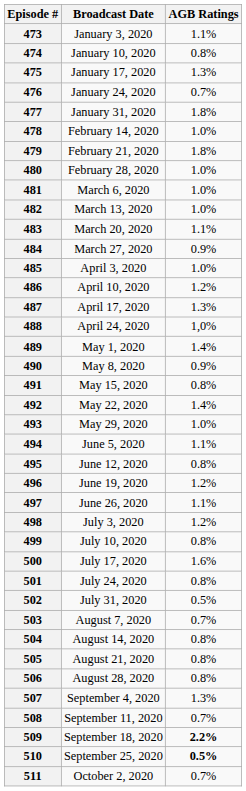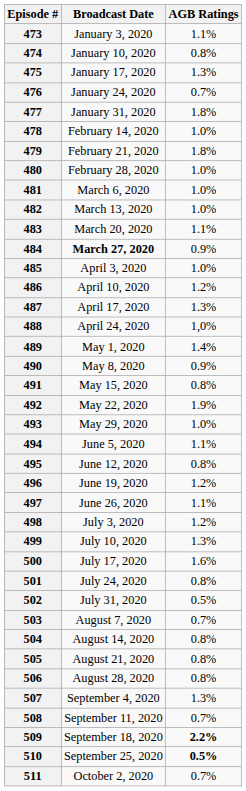(113, 248) normal -> (113, 248) bold
(204, 405) 1.4% -> (204, 405) 1.9%
(204, 541) 0.8% -> (204, 541) 1.3%
